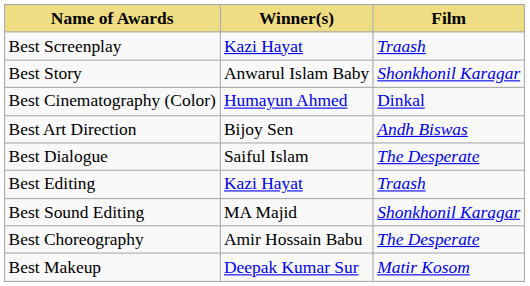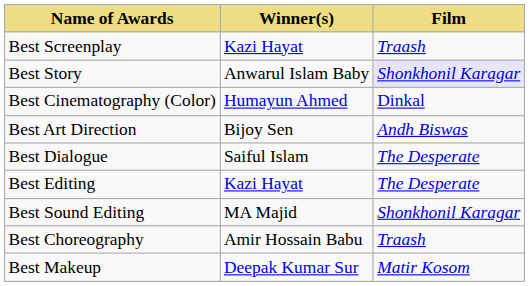(449, 73) no background -> (449, 73) lavender background
(401, 184) Traash -> (428, 184) The Desperate
(428, 239) The Desperate -> (401, 239) Traash
